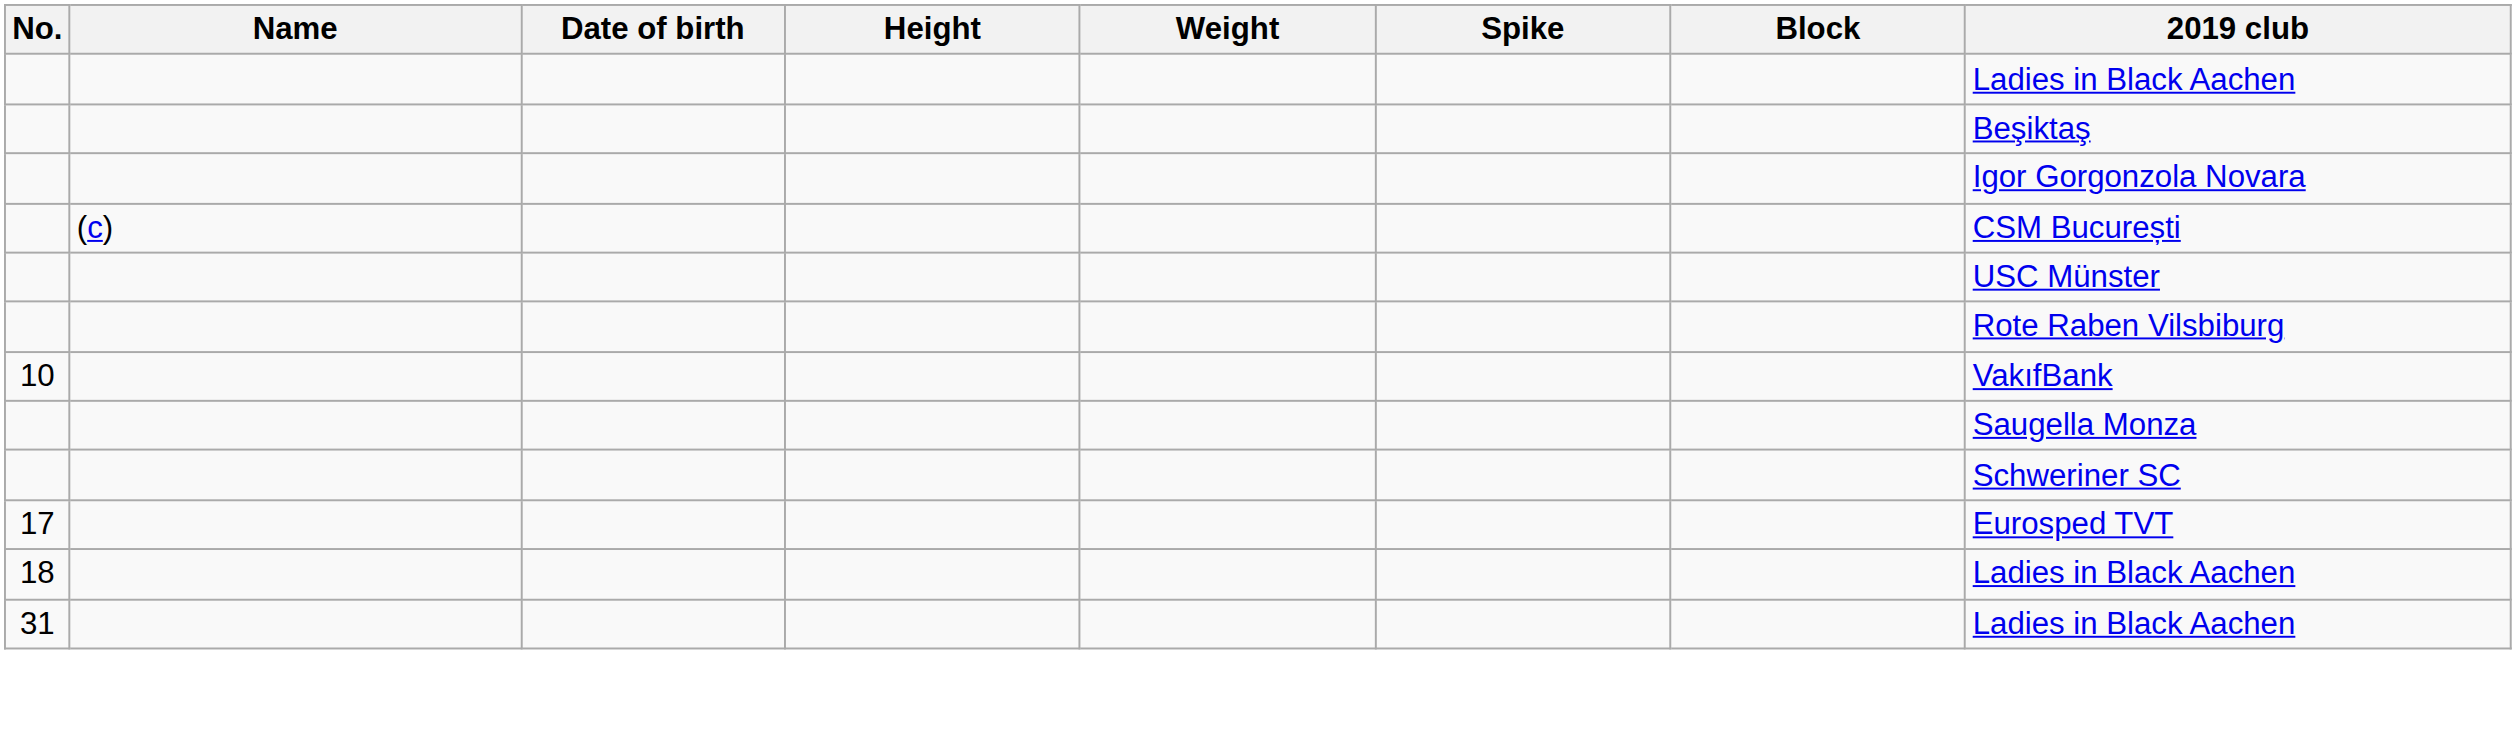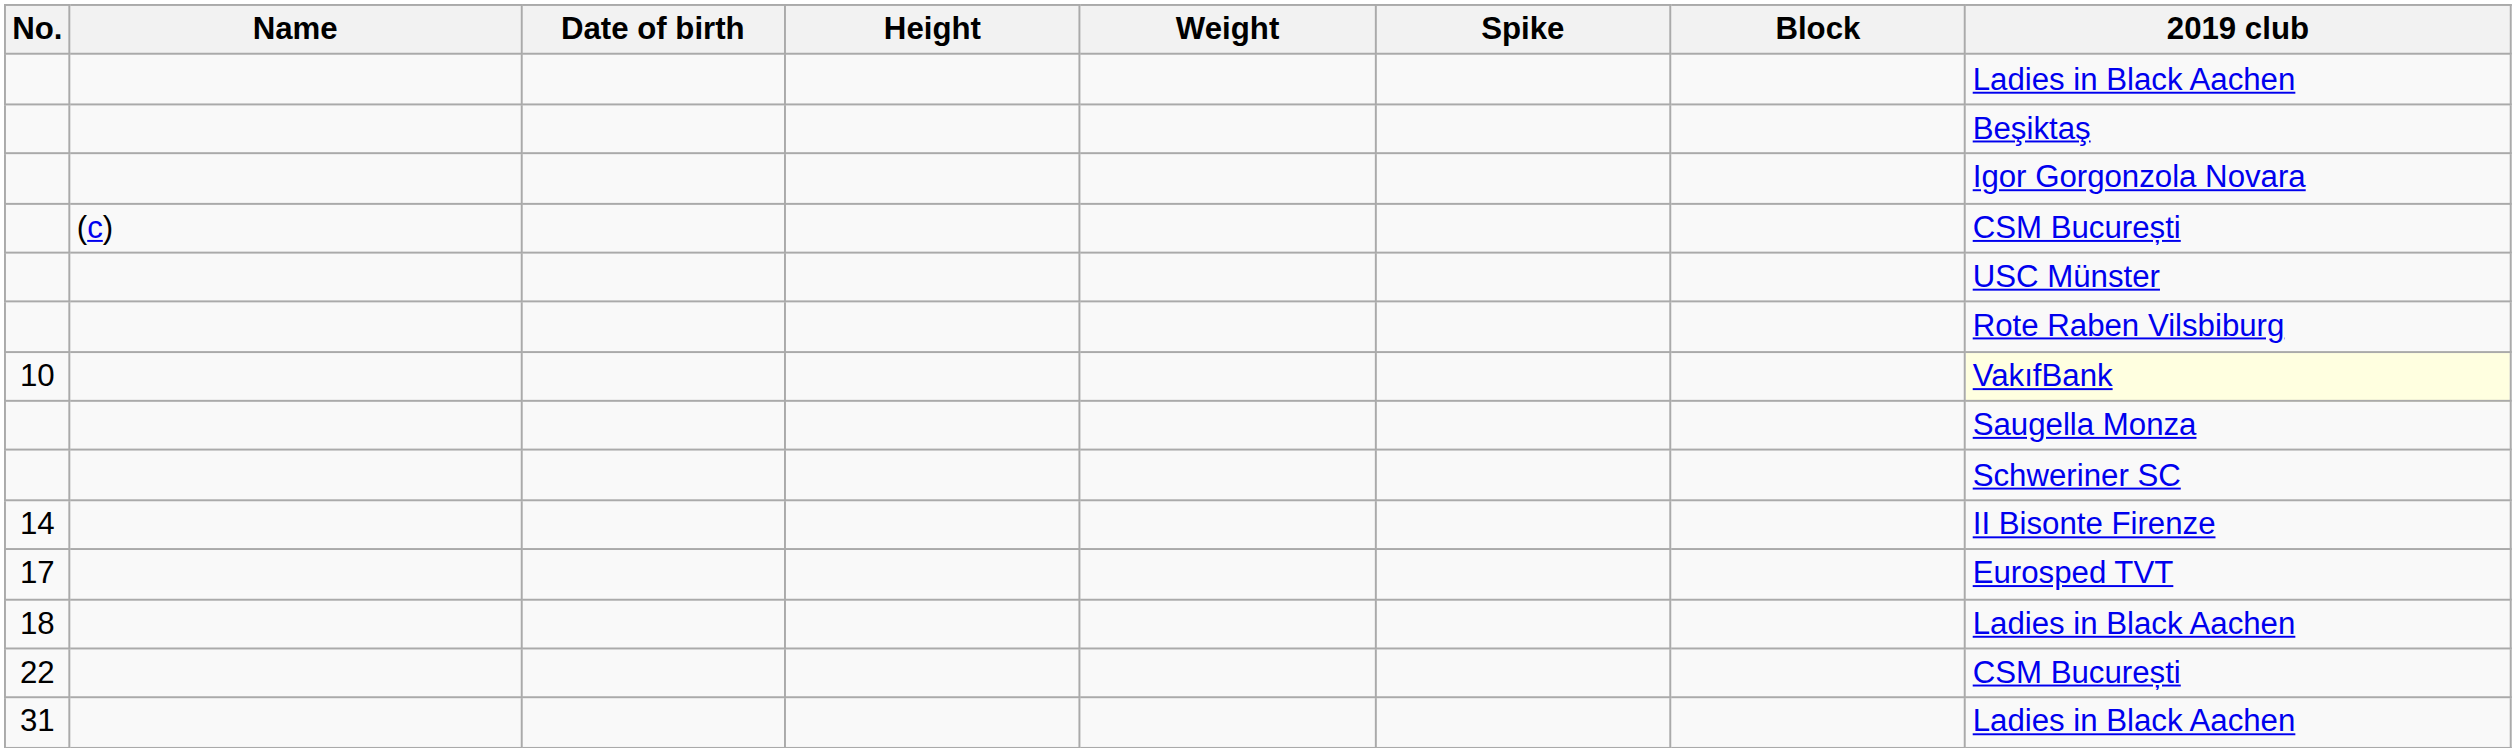(2043, 375) no background -> (2043, 375) lightyellow background
+ row: (37, 524)
+ row: (37, 672)
